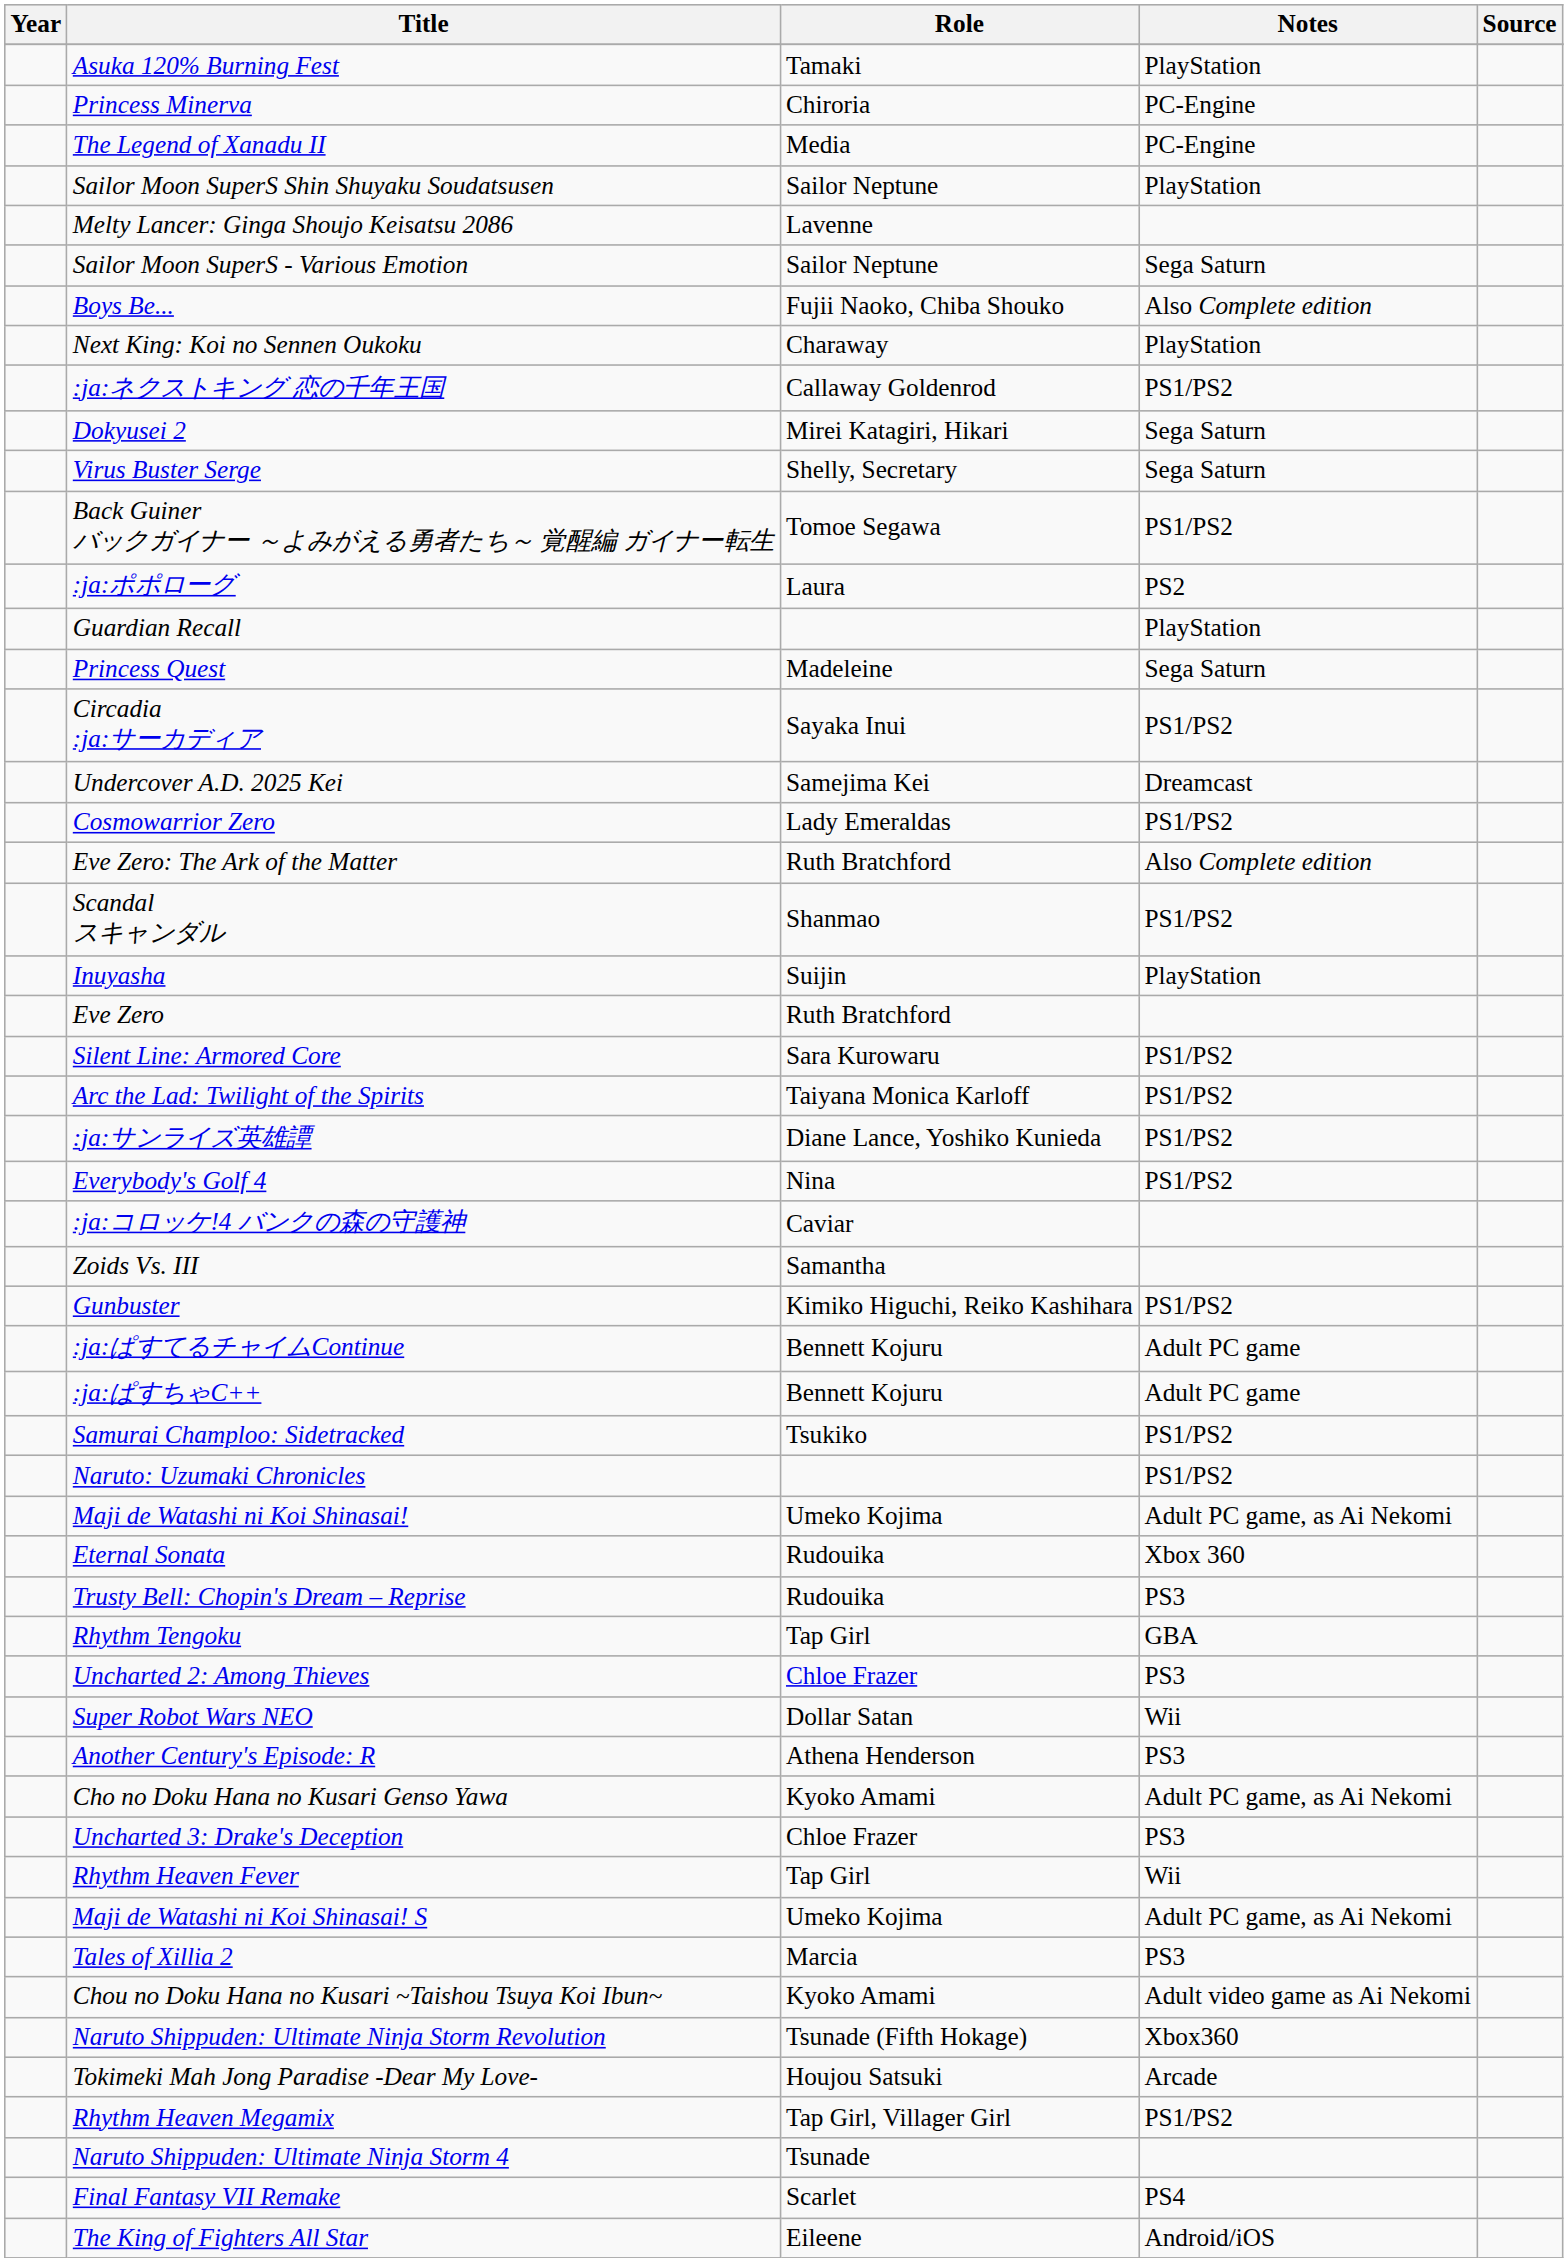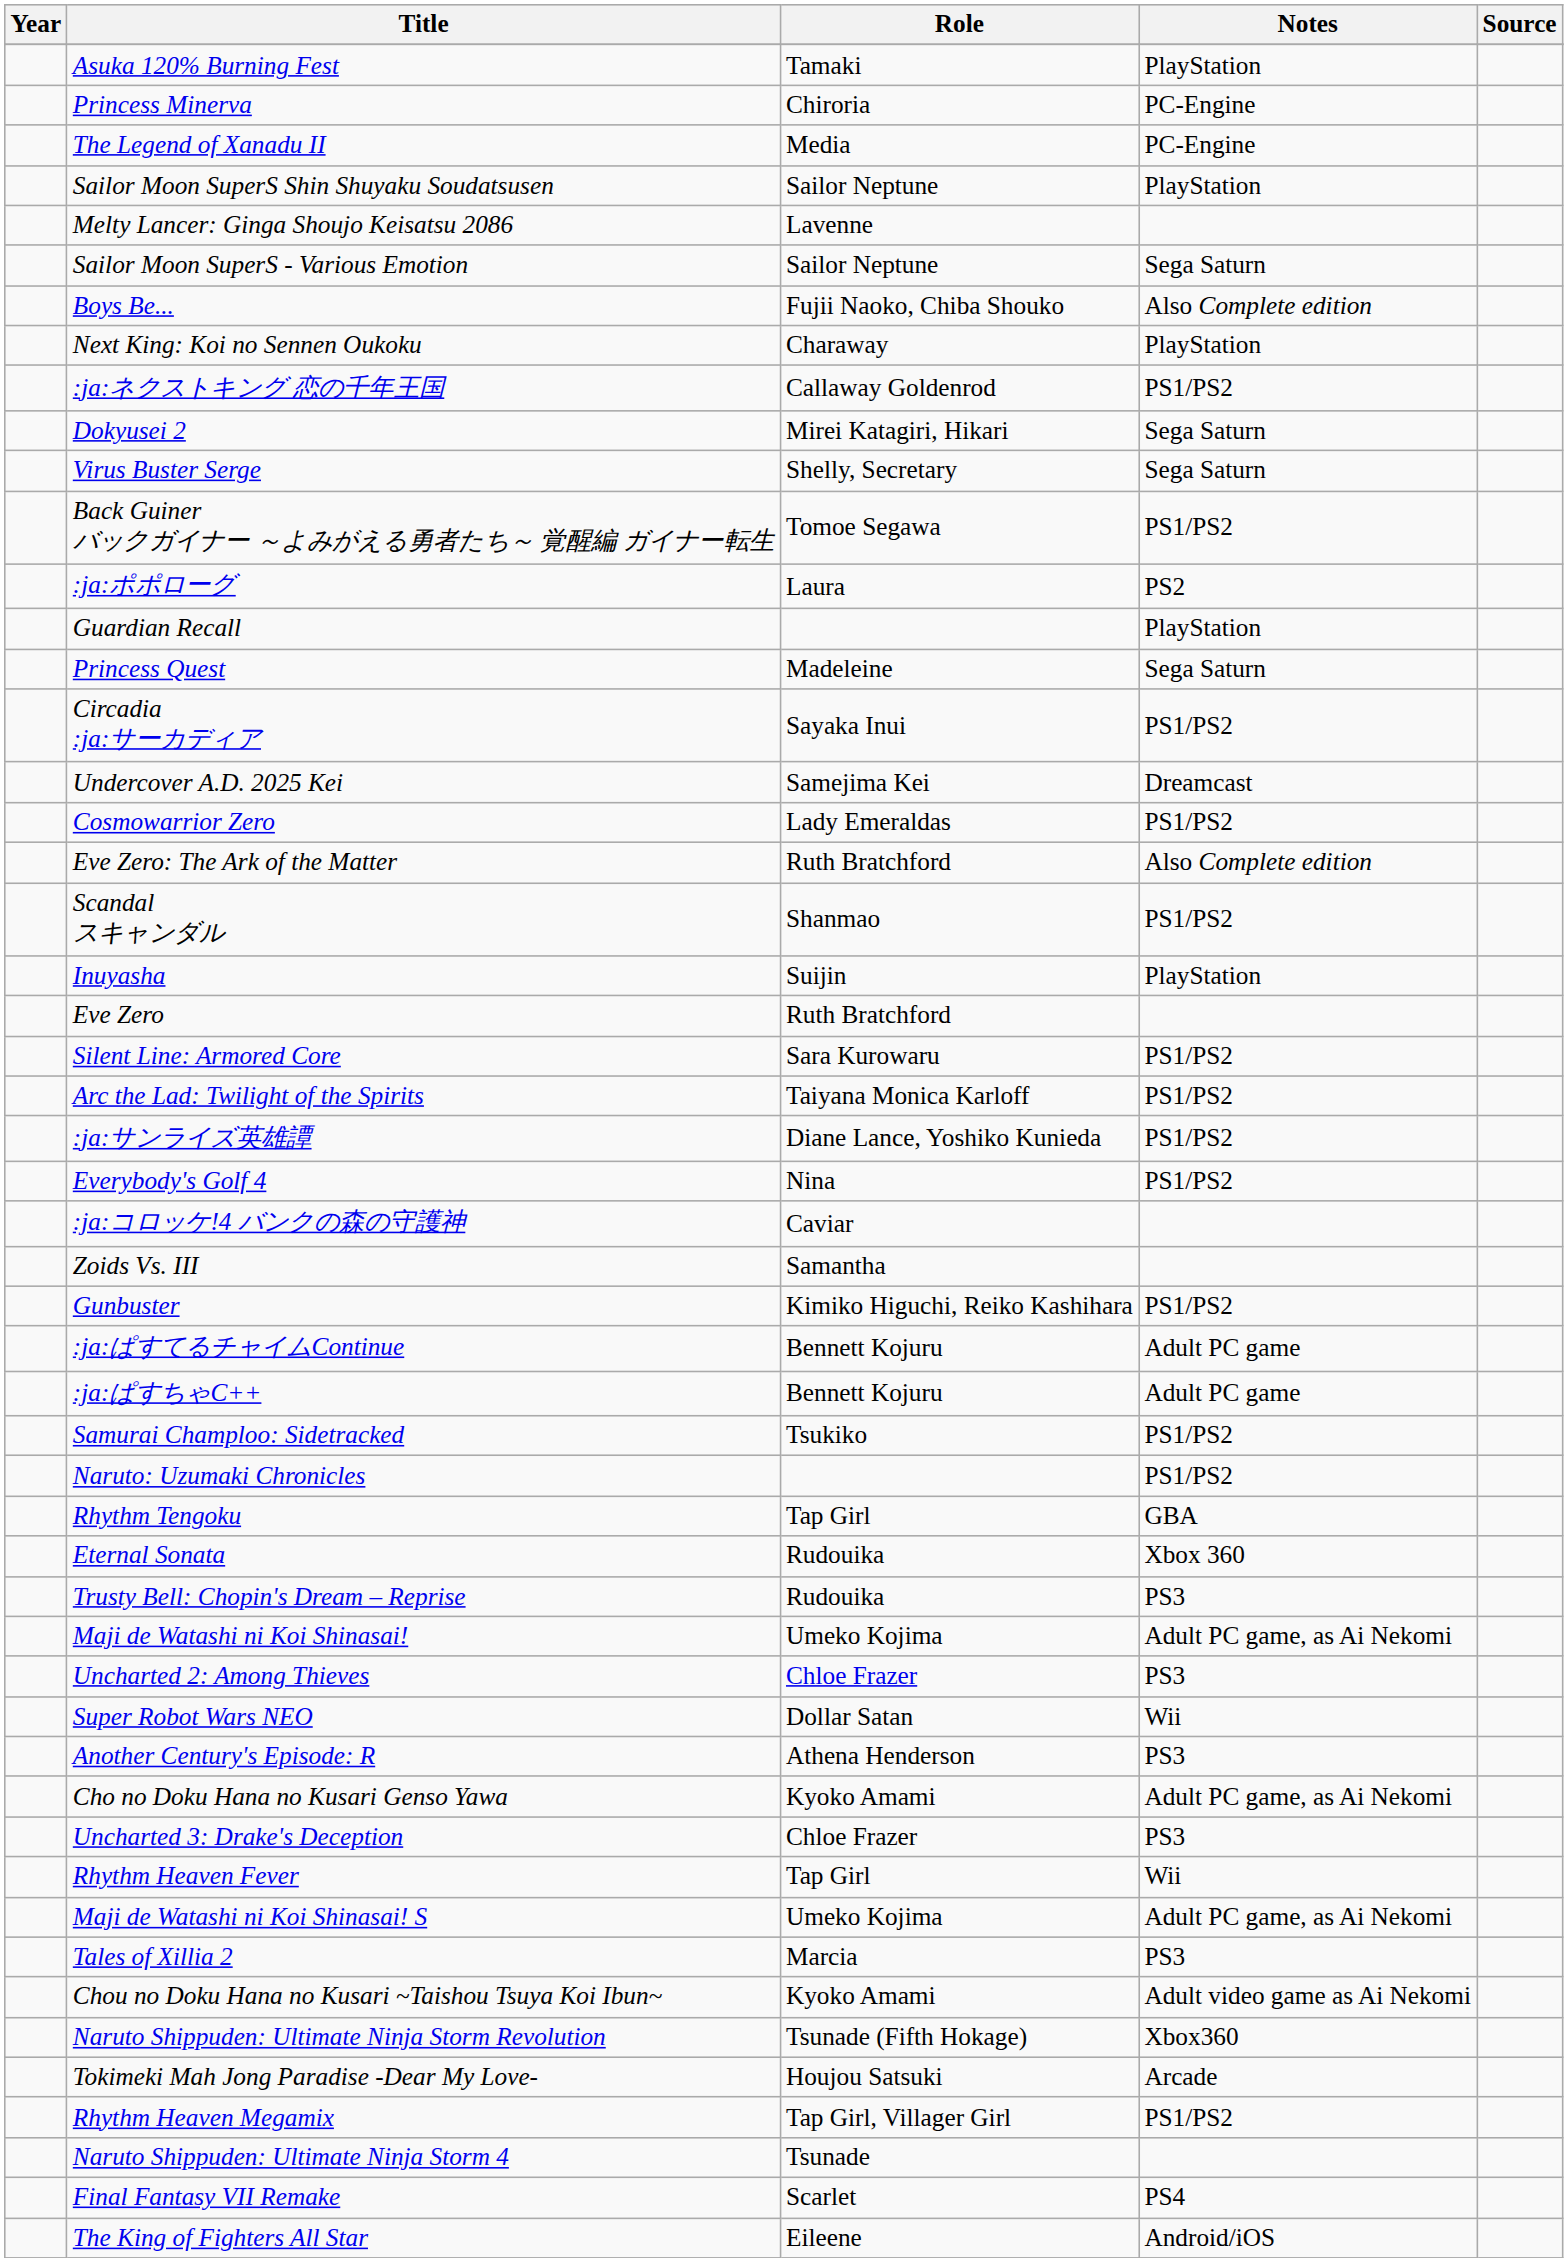rows swapped: (157, 1635) <-> (241, 1515)
